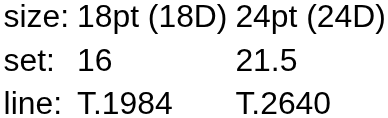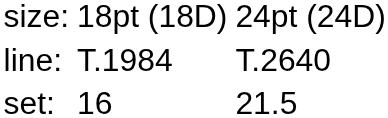rows swapped: (29, 60) <-> (33, 103)
